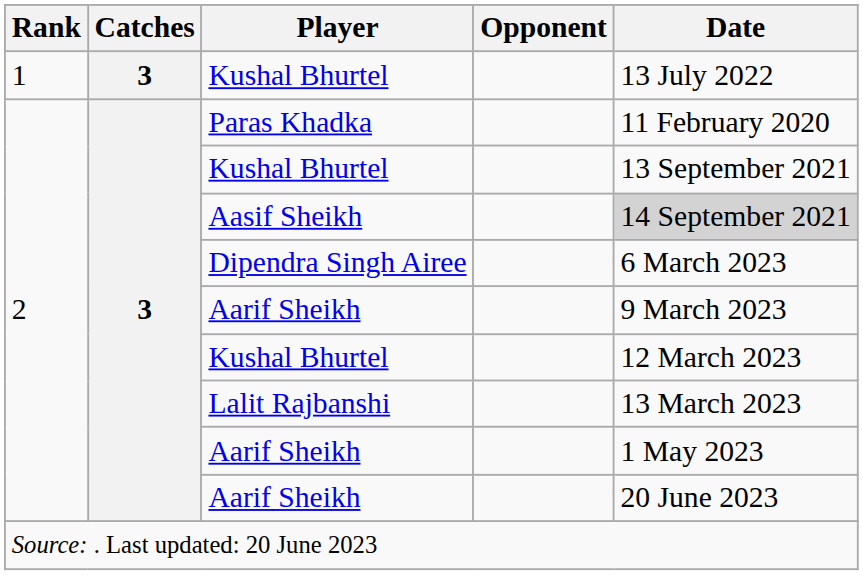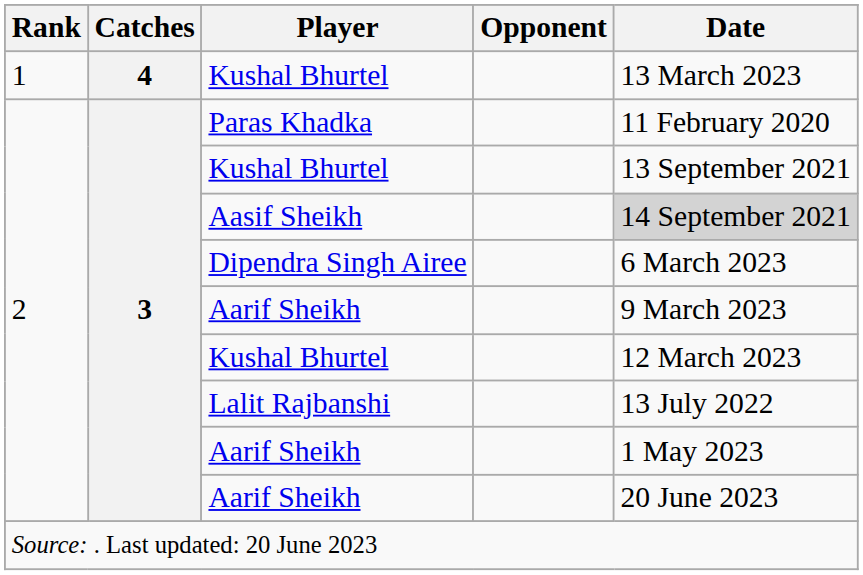(145, 74) 3 -> (145, 74) 4
(697, 74) 13 July 2022 -> (711, 74) 13 March 2023
(711, 403) 13 March 2023 -> (697, 403) 13 July 2022
